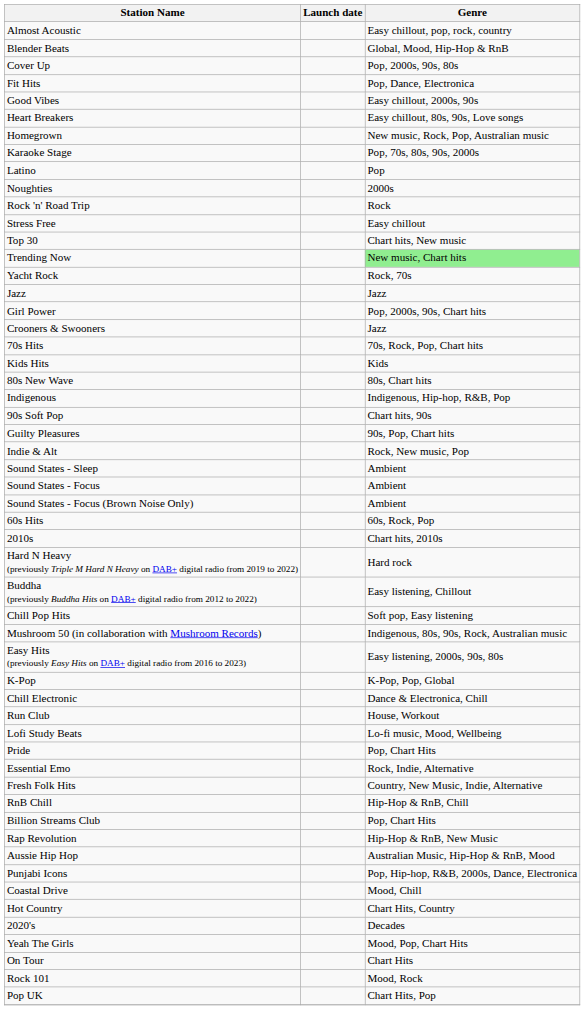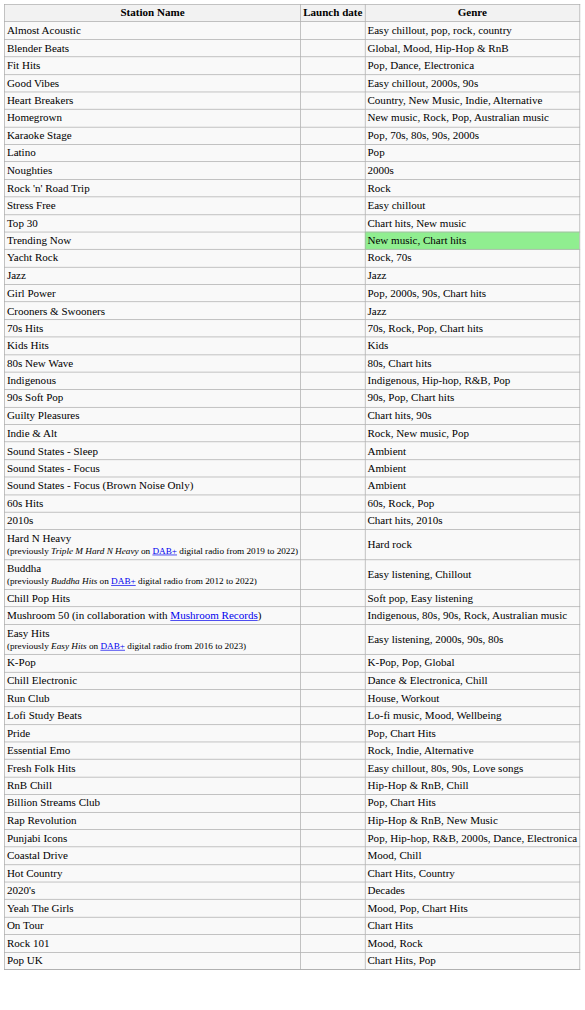- row: (29, 65)
(445, 118) Easy chillout, 80s, 90s, Love songs -> (455, 100) Country, New Music, Indie, Alternative
(400, 415) Chart hits, 90s -> (411, 398) 90s, Pop, Chart hits
(411, 433) 90s, Pop, Chart hits -> (400, 415) Chart hits, 90s
(455, 785) Country, New Music, Indie, Alternative -> (445, 768) Easy chillout, 80s, 90s, Love songs
- row: (42, 855)
